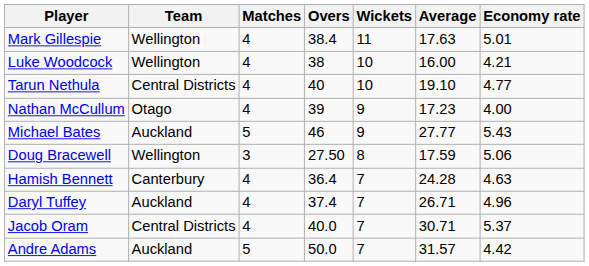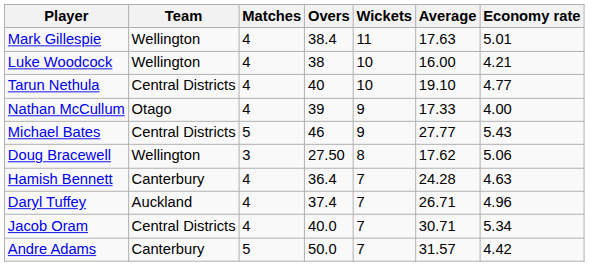(437, 109) 17.23 -> (437, 109) 17.33
(162, 132) Auckland -> (184, 132) Central Districts
(437, 156) 17.59 -> (437, 156) 17.62
(497, 226) 5.37 -> (497, 226) 5.34
(162, 249) Auckland -> (168, 249) Canterbury
